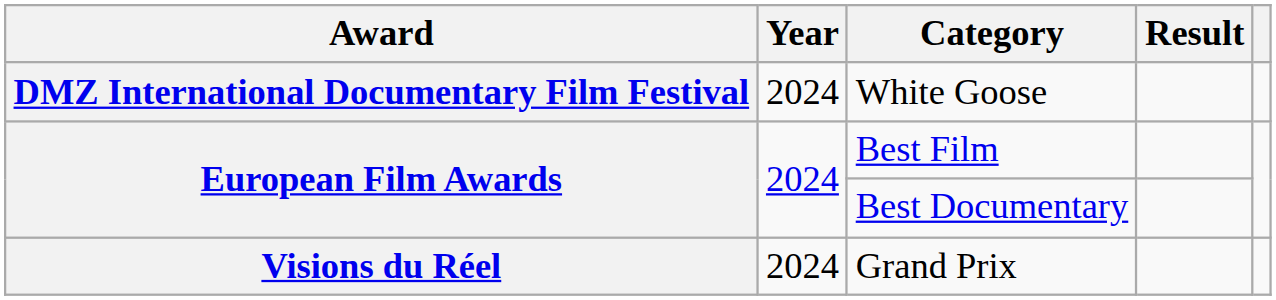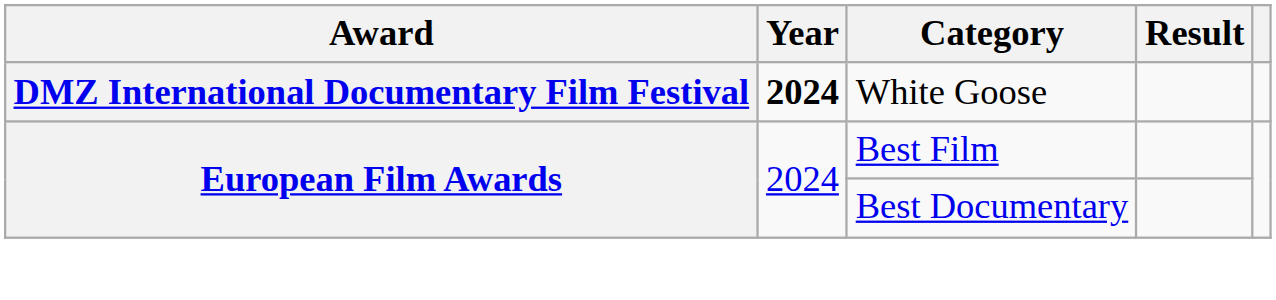(802, 91) normal -> (802, 91) bold
- row: (936, 264)
